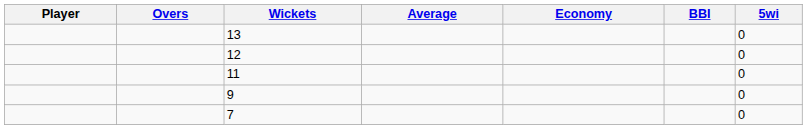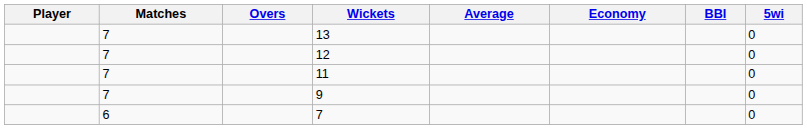+ column: (161, 14)
